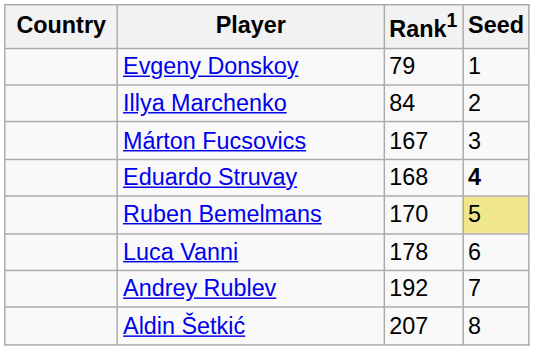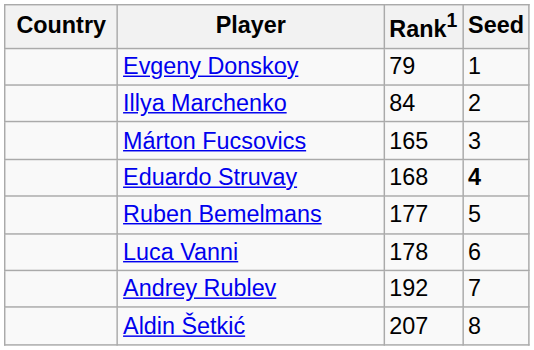(409, 140) 167 -> (409, 140) 165
(409, 214) 170 -> (409, 214) 177
(475, 214) khaki background -> (475, 214) no background
